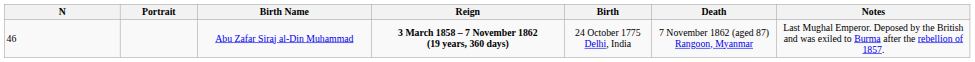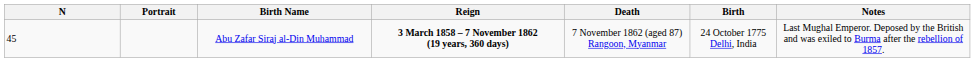columns swapped: (608, 12) <-> (714, 12)
(11, 38) 46 -> (11, 38) 45
